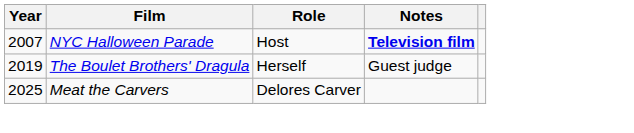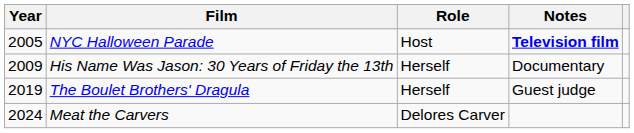(25, 41) 2007 -> (25, 41) 2005
+ row: (222, 66)
(25, 90) 2025 -> (25, 115) 2024
